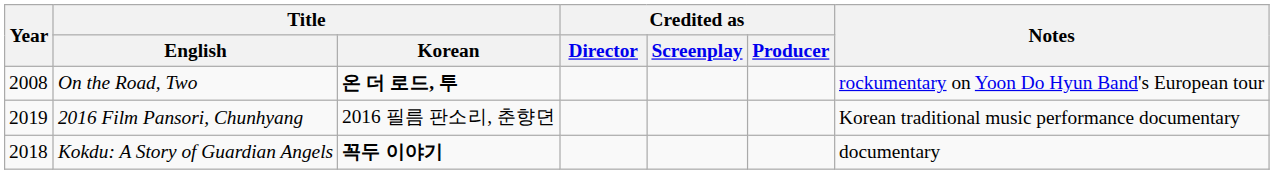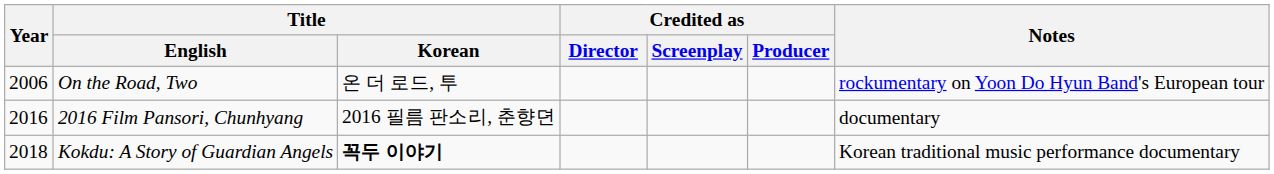(28, 83) 2008 -> (28, 83) 2006
(400, 82) bold -> (400, 82) normal
(28, 117) 2019 -> (28, 117) 2016
(1040, 117) Korean traditional music performance documentary -> (890, 117) documentary
(890, 151) documentary -> (1040, 151) Korean traditional music performance documentary
